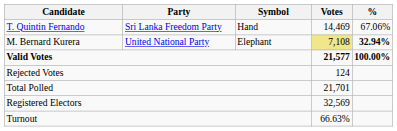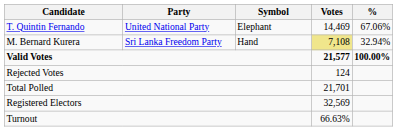(173, 27) Sri Lanka Freedom Party -> (167, 27) United National Party
(248, 27) Hand -> (254, 27) Elephant
(167, 42) United National Party -> (173, 42) Sri Lanka Freedom Party
(254, 42) Elephant -> (248, 42) Hand
(375, 42) bold -> (375, 42) normal
